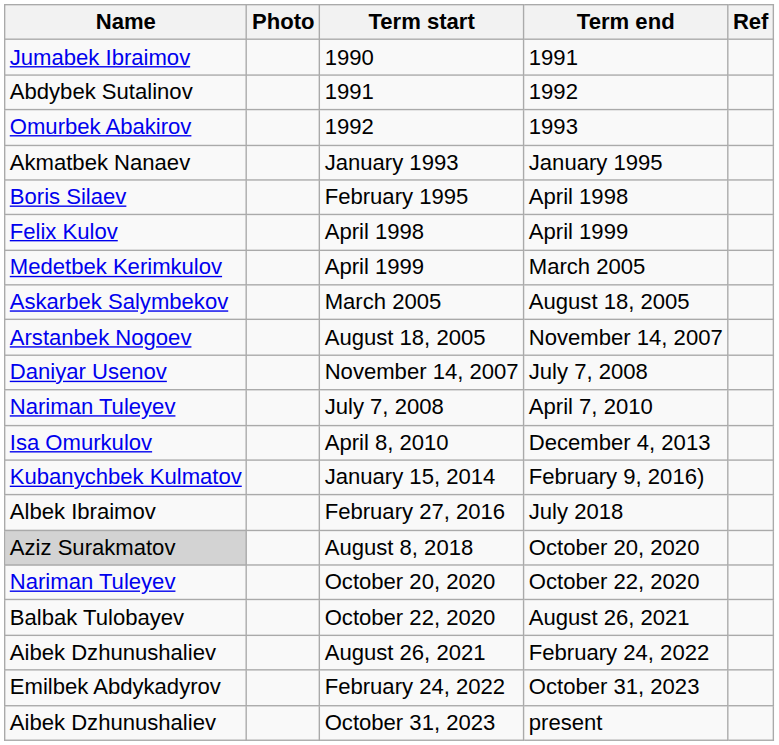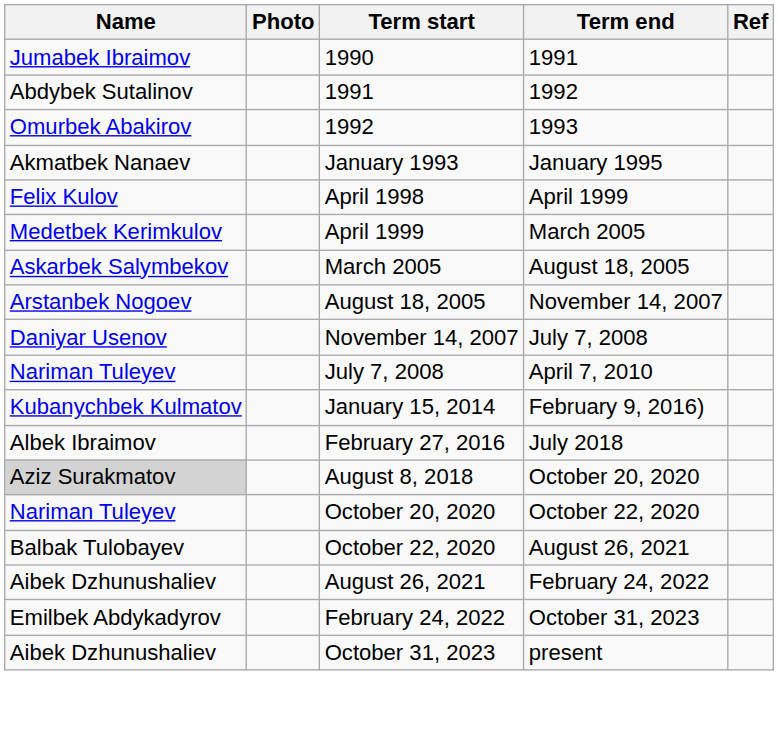- row: (396, 197)
- row: (387, 442)
